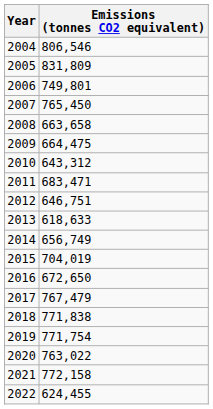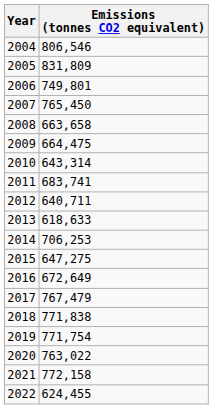(66, 163) 643,312 -> (66, 163) 643,314
(66, 182) 683,471 -> (66, 182) 683,741
(66, 201) 646,751 -> (66, 201) 640,711
(66, 240) 656,749 -> (66, 240) 706,253
(66, 259) 704,019 -> (66, 259) 647,275
(66, 278) 672,650 -> (66, 278) 672,649
